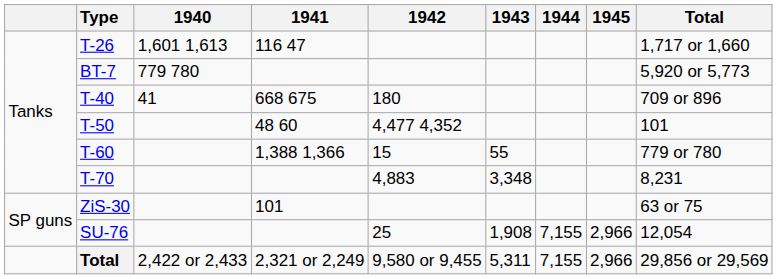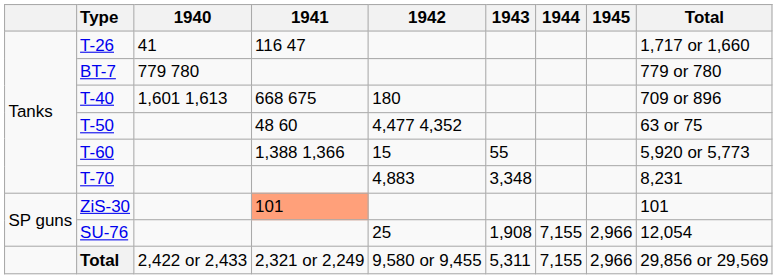(183, 44) 1,601 1,613 -> (147, 44) 41
(695, 71) 5,920 or 5,773 -> (681, 71) 779 or 780
(147, 98) 41 -> (183, 98) 1,601 1,613
(654, 125) 101 -> (671, 125) 63 or 75
(681, 152) 779 or 780 -> (695, 152) 5,920 or 5,773
(269, 206) no background -> (269, 206) lightsalmon background
(671, 206) 63 or 75 -> (654, 206) 101
